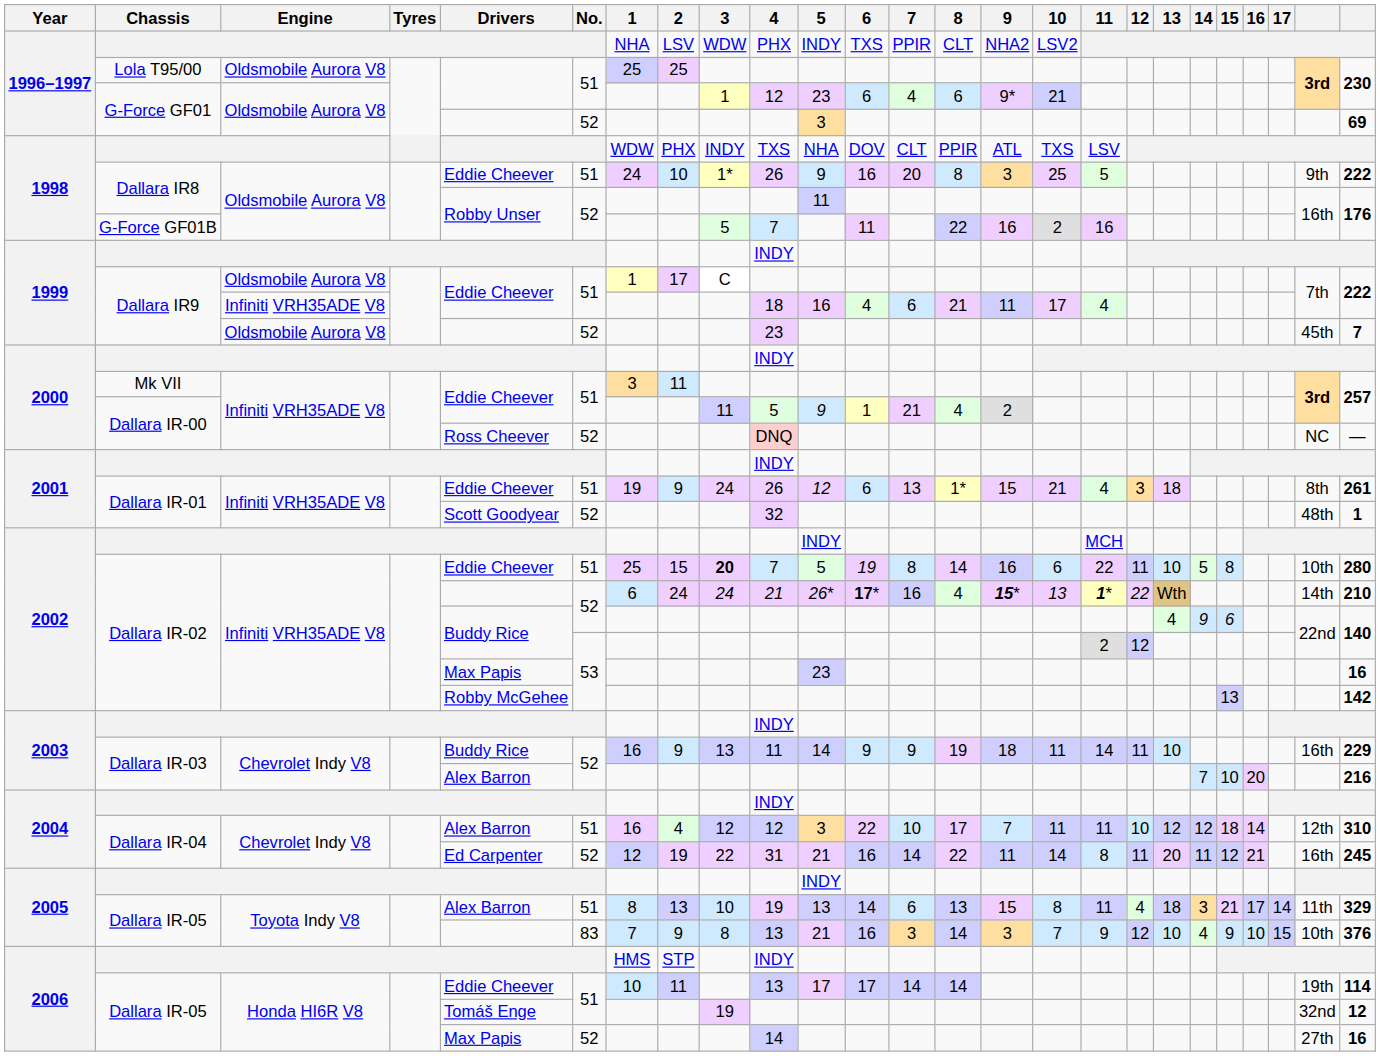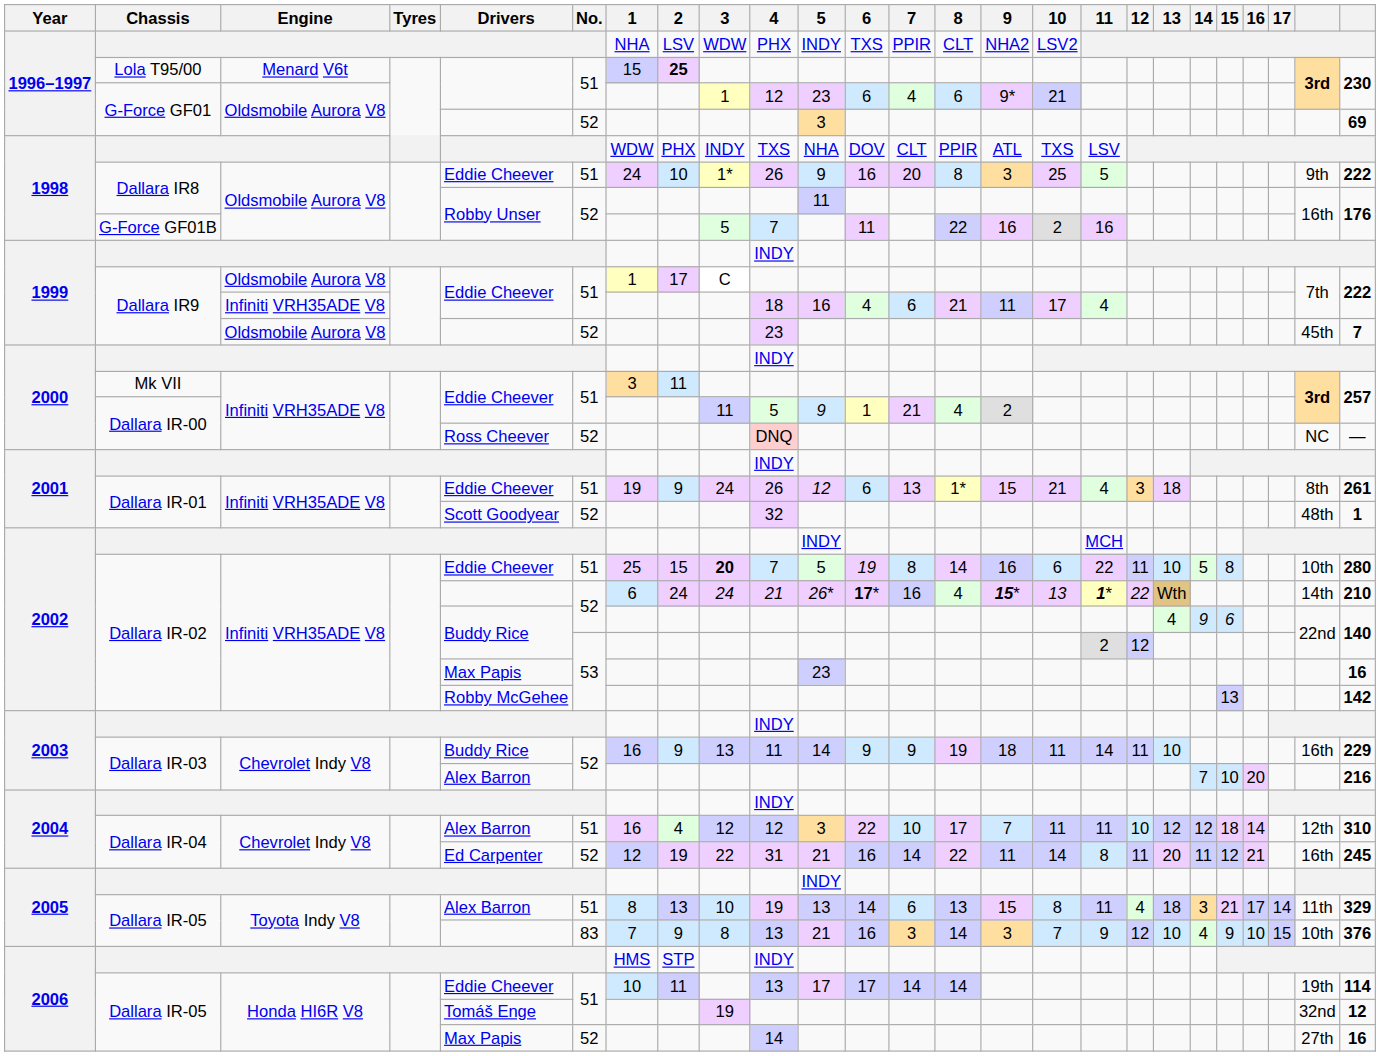(305, 70) Oldsmobile Aurora V8 -> (305, 70) Menard V6t
(632, 70) 25 -> (632, 70) 15
(678, 70) normal -> (678, 70) bold
